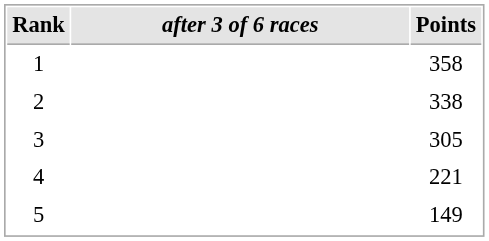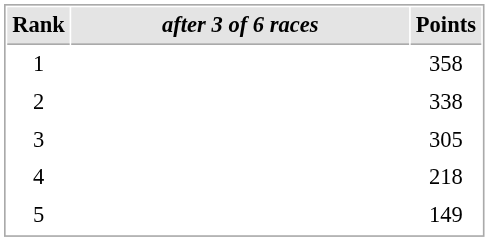(446, 177) 221 -> (446, 177) 218
